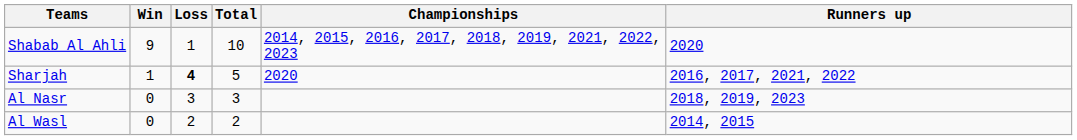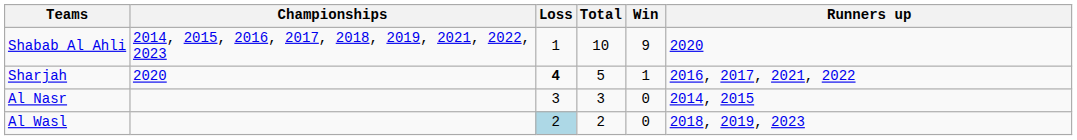columns swapped: (150, 16) <-> (463, 16)
(737, 100) 2018, 2019, 2023 -> (712, 100) 2014, 2015
(191, 123) no background -> (556, 123) lightblue background
(712, 123) 2014, 2015 -> (737, 123) 2018, 2019, 2023
